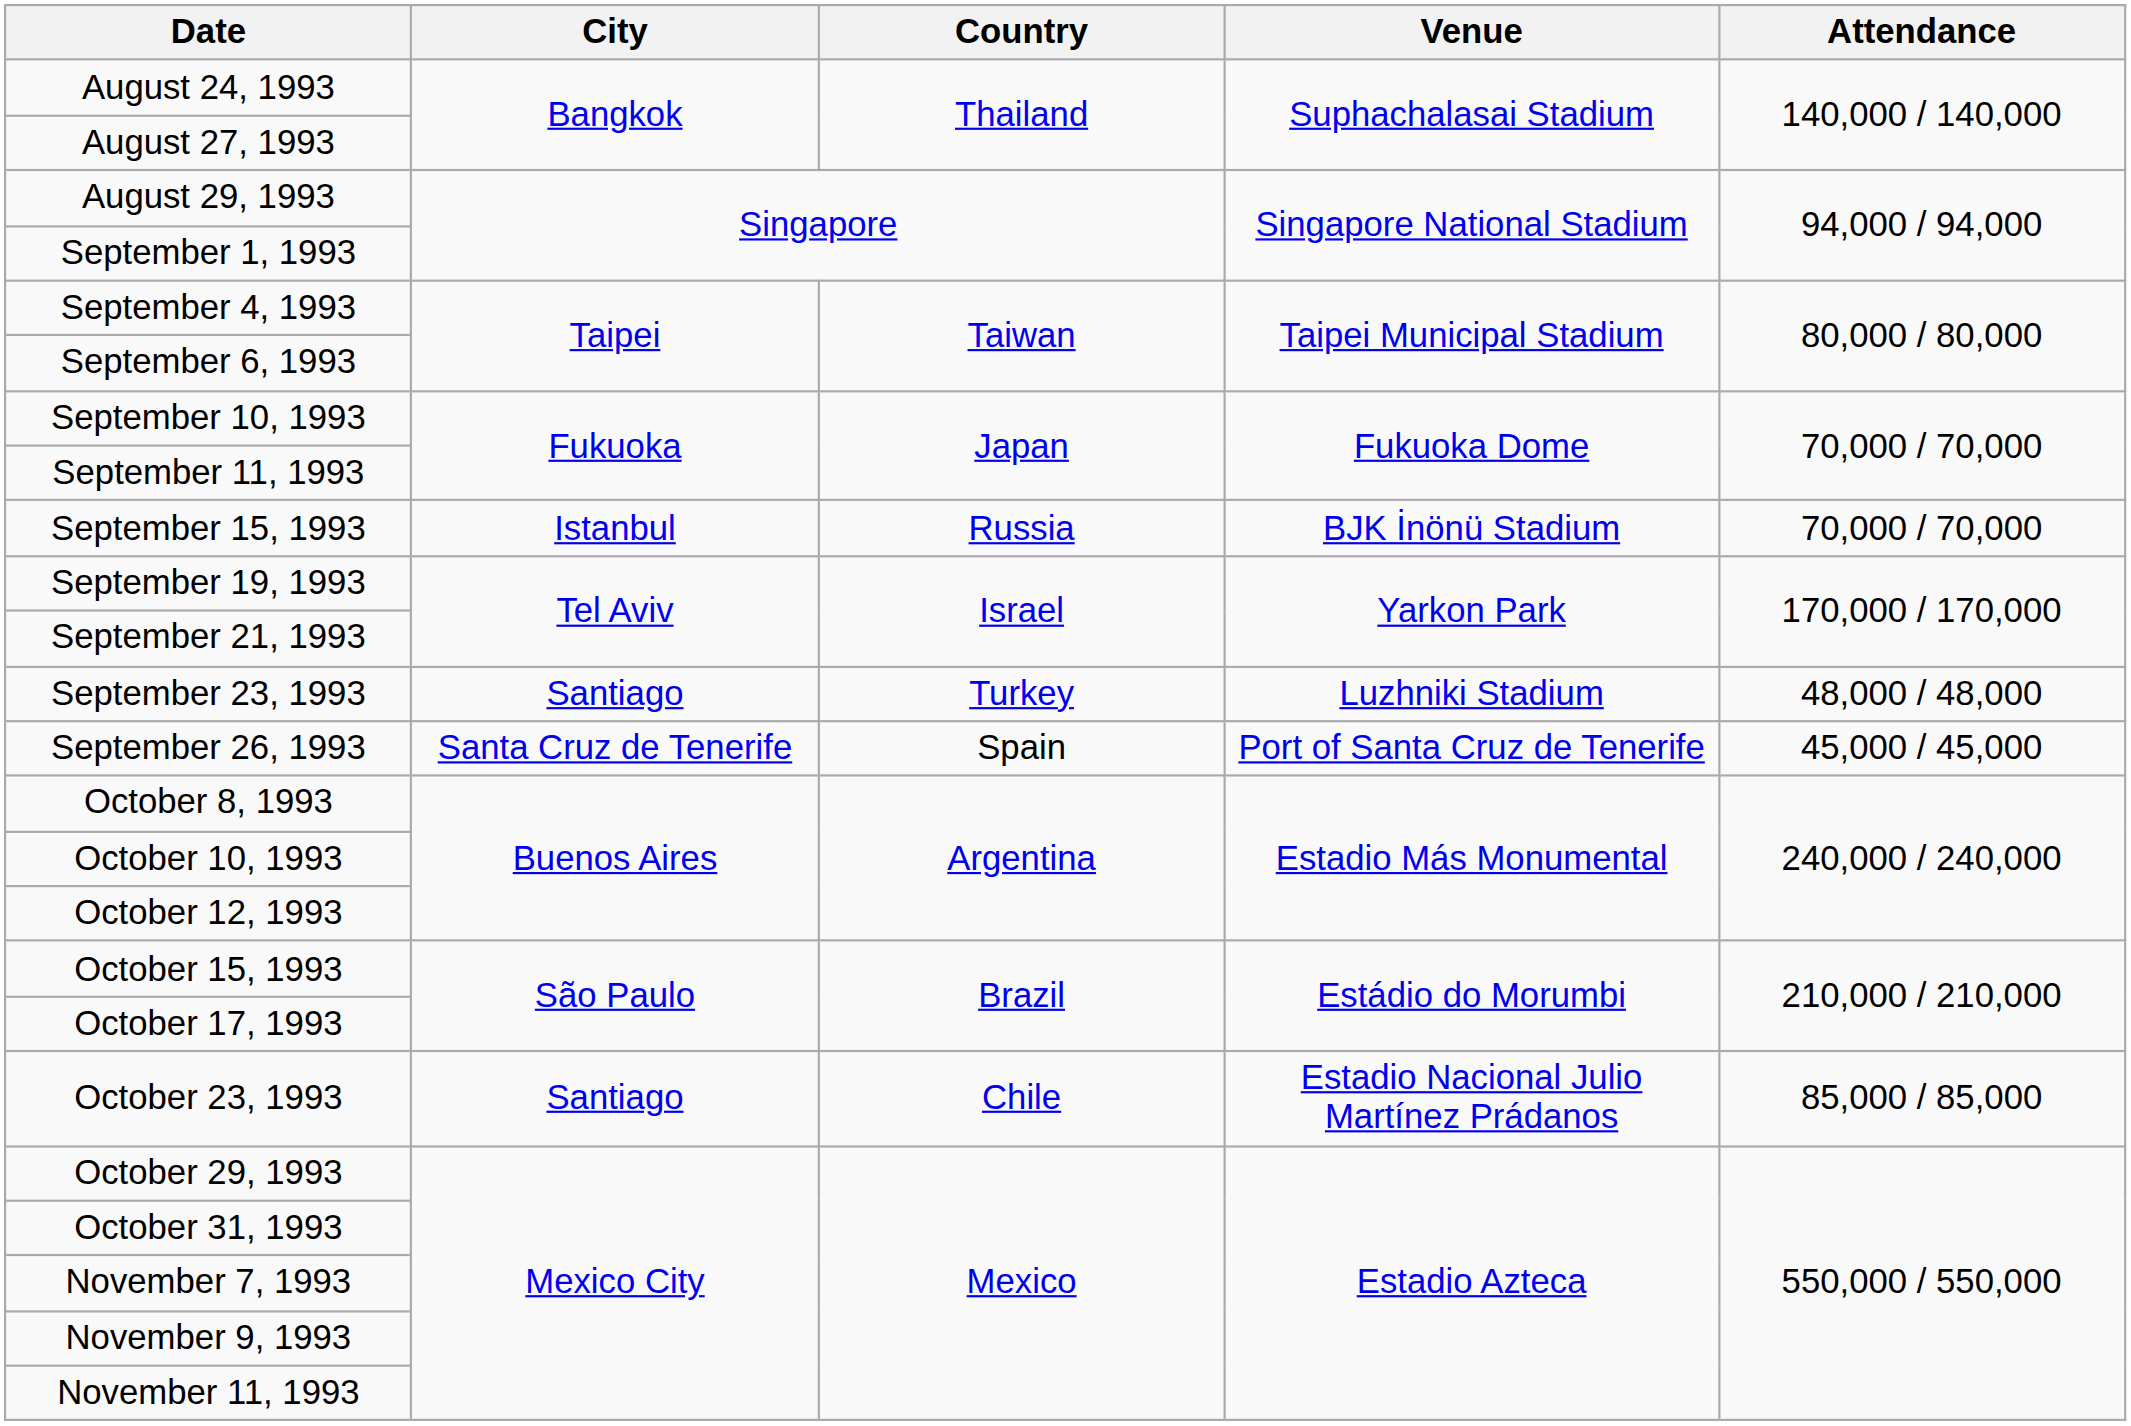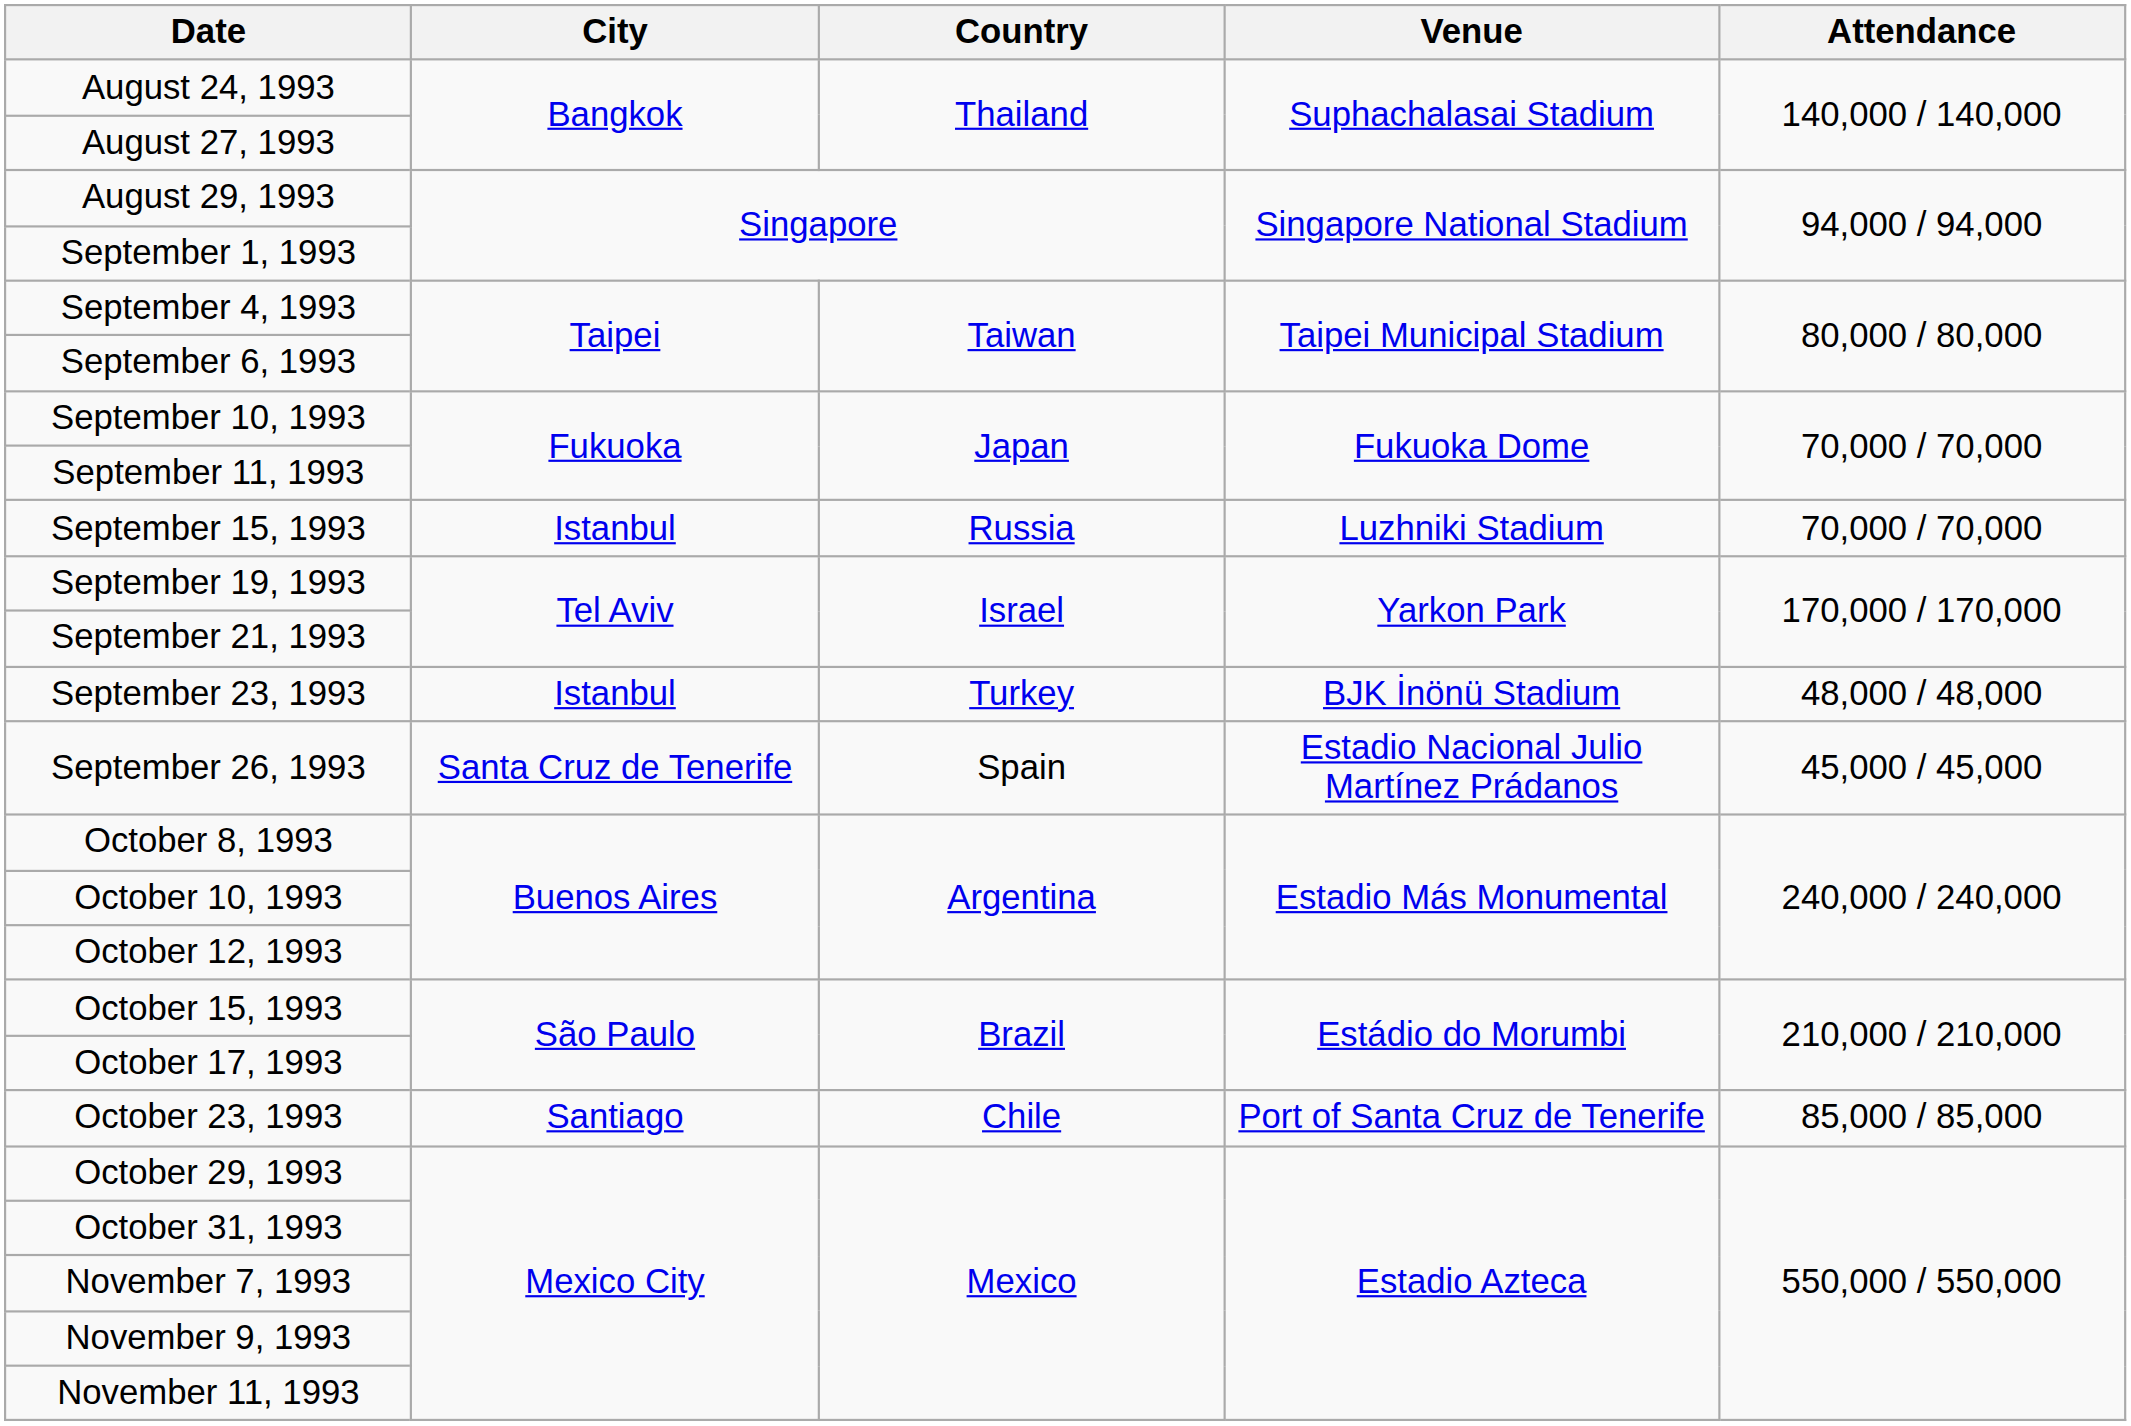(1472, 527) BJK İnönü Stadium -> (1472, 527) Luzhniki Stadium
(615, 692) Santiago -> (615, 692) Istanbul
(1472, 692) Luzhniki Stadium -> (1472, 692) BJK İnönü Stadium
(1472, 747) Port of Santa Cruz de Tenerife -> (1472, 767) Estadio Nacional Julio Martínez Prádanos
(1472, 1097) Estadio Nacional Julio Martínez Prádanos -> (1472, 1117) Port of Santa Cruz de Tenerife
